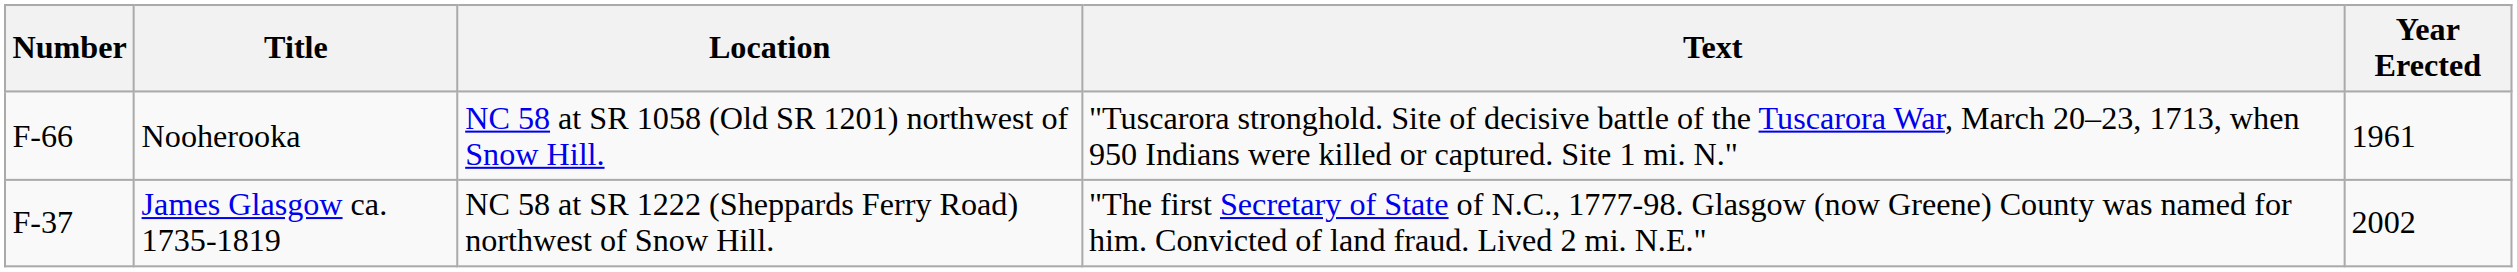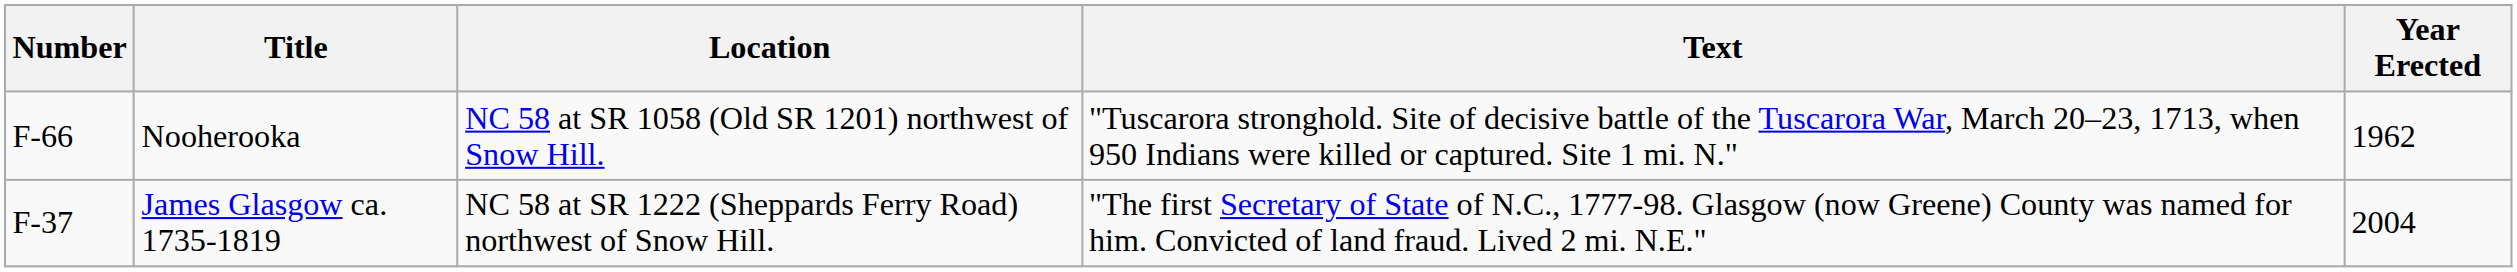(2384, 135) 1961 -> (2384, 135) 1962
(2384, 222) 2002 -> (2384, 222) 2004
